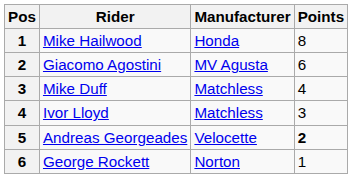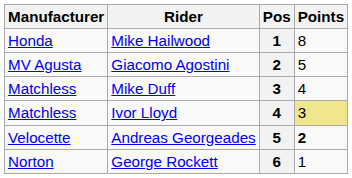columns swapped: (22, 17) <-> (243, 17)
(302, 65) 6 -> (302, 65) 5
(302, 113) no background -> (302, 113) khaki background
